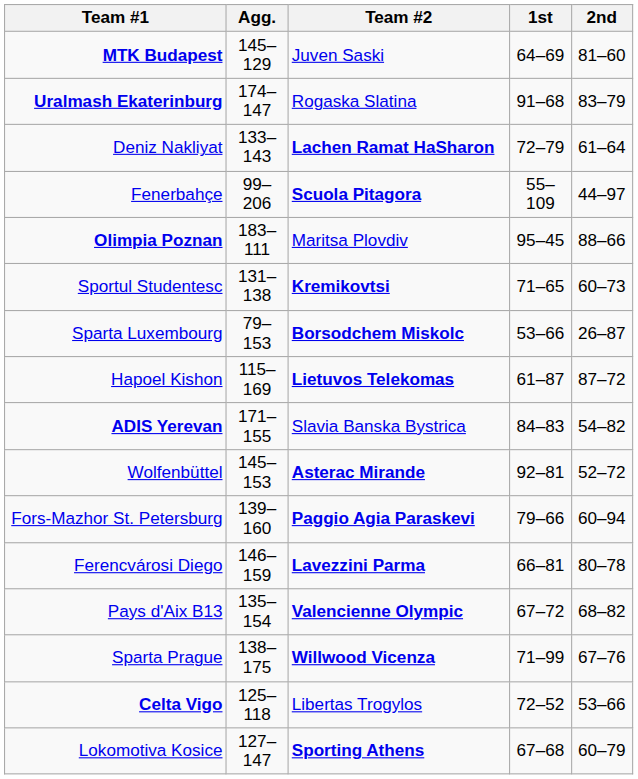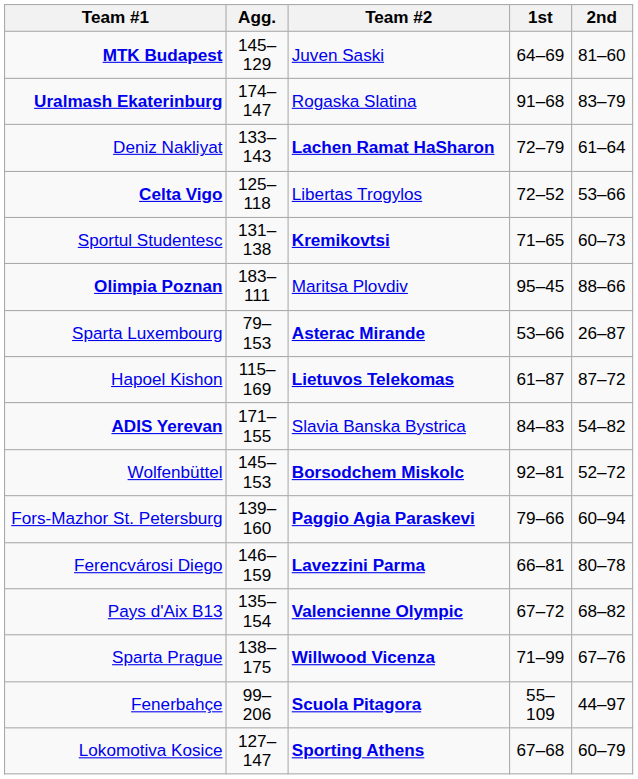rows swapped: (177, 194) <-> (181, 704)
rows swapped: (150, 286) <-> (158, 240)
(378, 333) Borsodchem Miskolc -> (358, 333) Asterac Mirande
(358, 472) Asterac Mirande -> (378, 472) Borsodchem Miskolc
